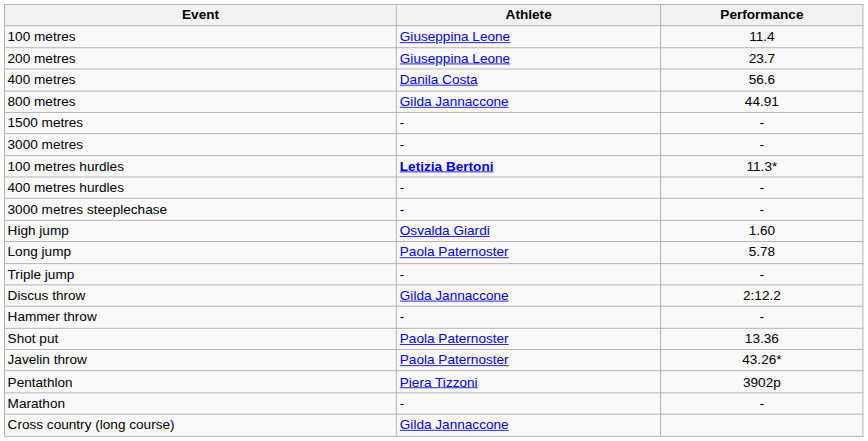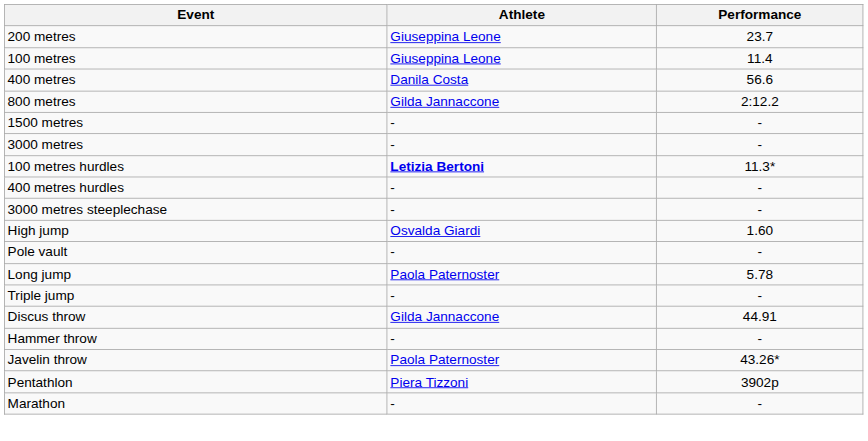rows swapped: (42, 36) <-> (42, 58)
(762, 101) 44.91 -> (760, 101) 2:12.2
+ row: (37, 252)
(762, 295) 2:12.2 -> (760, 317) 44.91
- row: (33, 338)
- row: (91, 425)
